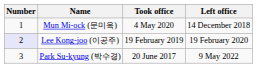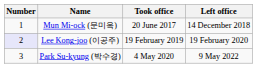(154, 26) 4 May 2020 -> (154, 26) 20 June 2017
(154, 56) 20 June 2017 -> (154, 56) 4 May 2020
